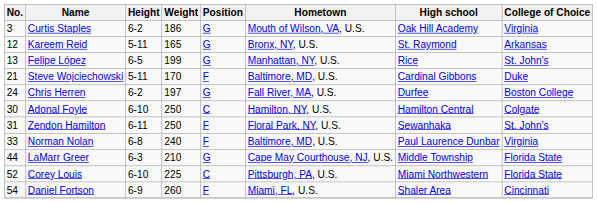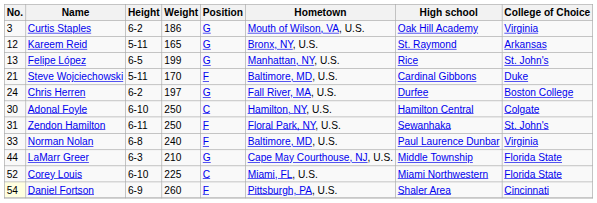(293, 174) Pittsburgh, PA, U.S. -> (283, 174) Miami, FL, U.S.
(12, 190) no background -> (12, 190) lightyellow background
(283, 190) Miami, FL, U.S. -> (293, 190) Pittsburgh, PA, U.S.
